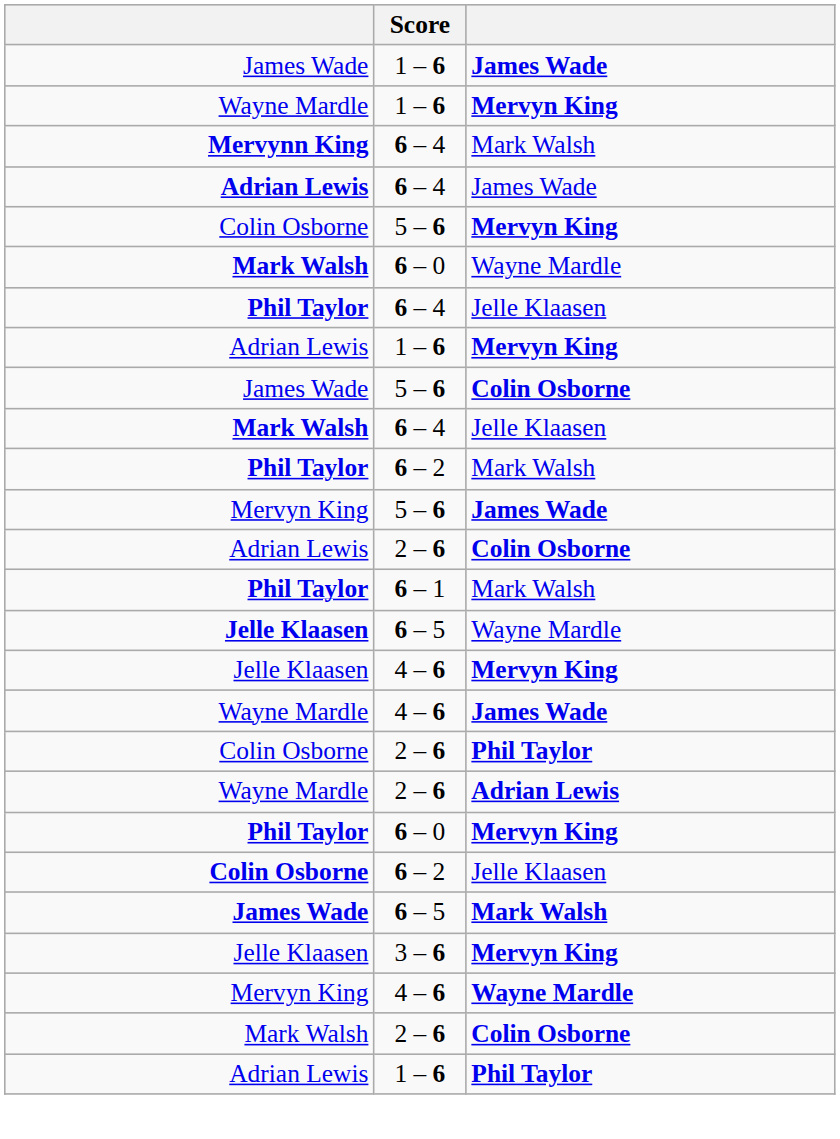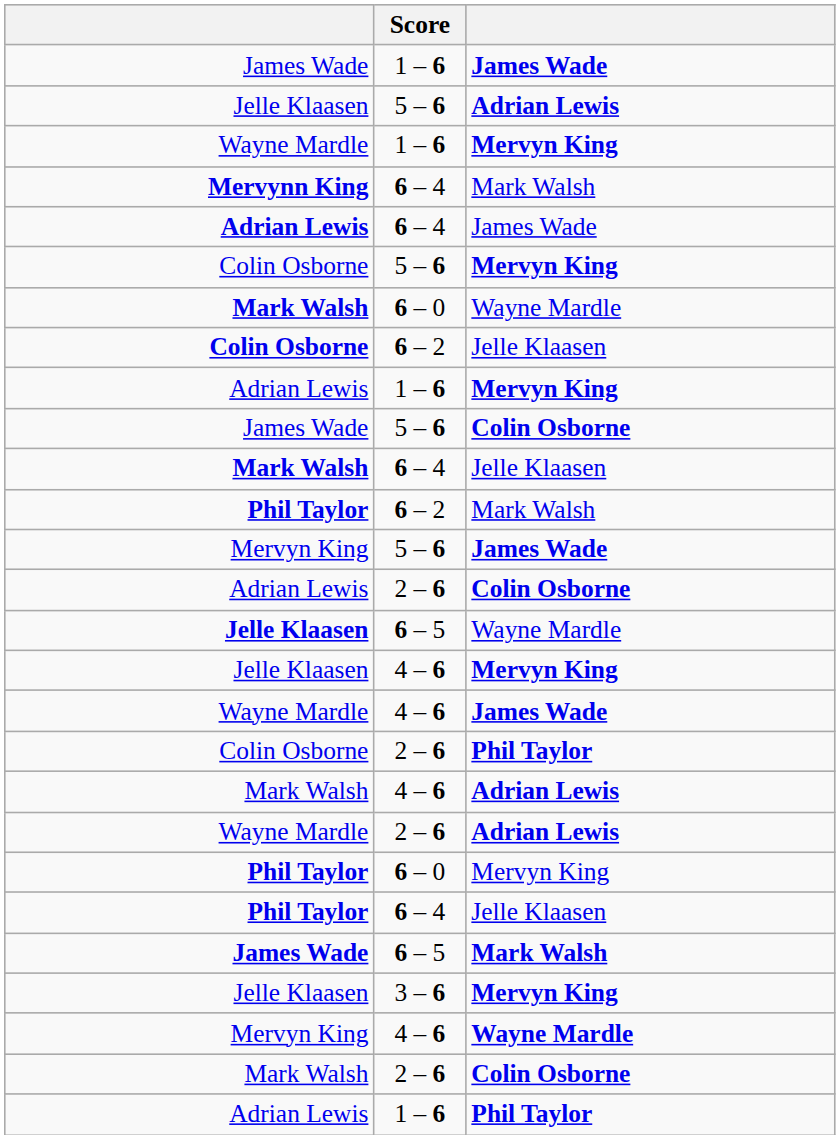+ row: (301, 105)
rows swapped: (308, 307) <-> (289, 871)
- row: (308, 589)
+ row: (306, 791)
(545, 831) bold -> (540, 871) normal
